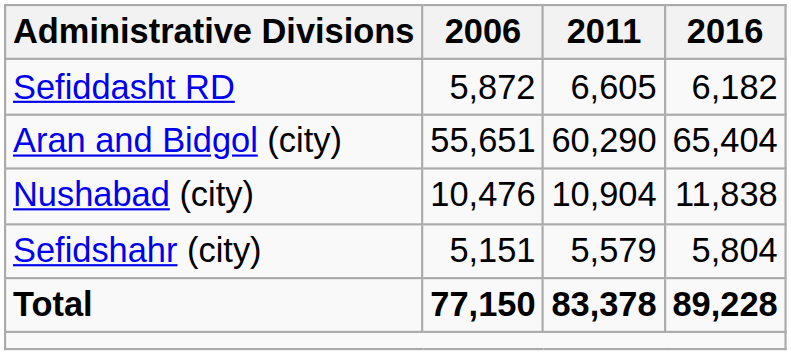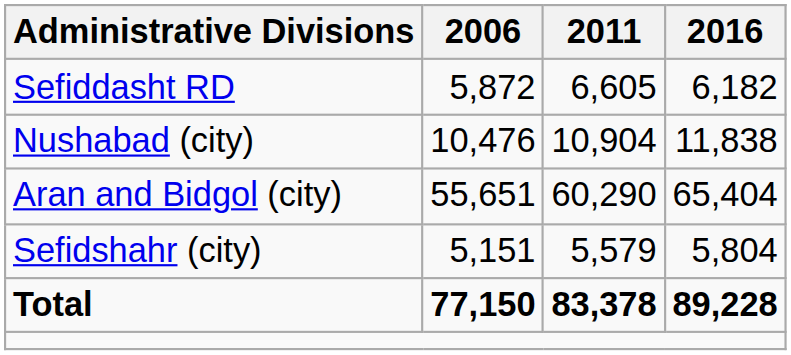rows swapped: (177, 140) <-> (133, 195)
